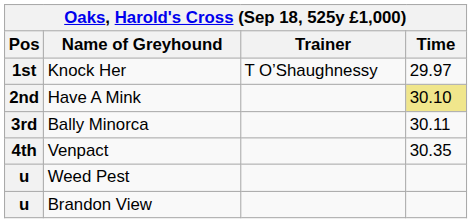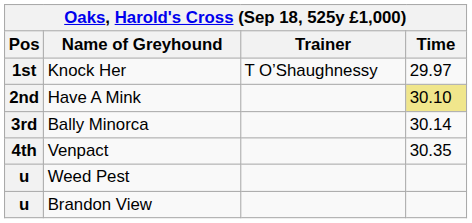(430, 124) 30.11 -> (431, 124) 30.14
